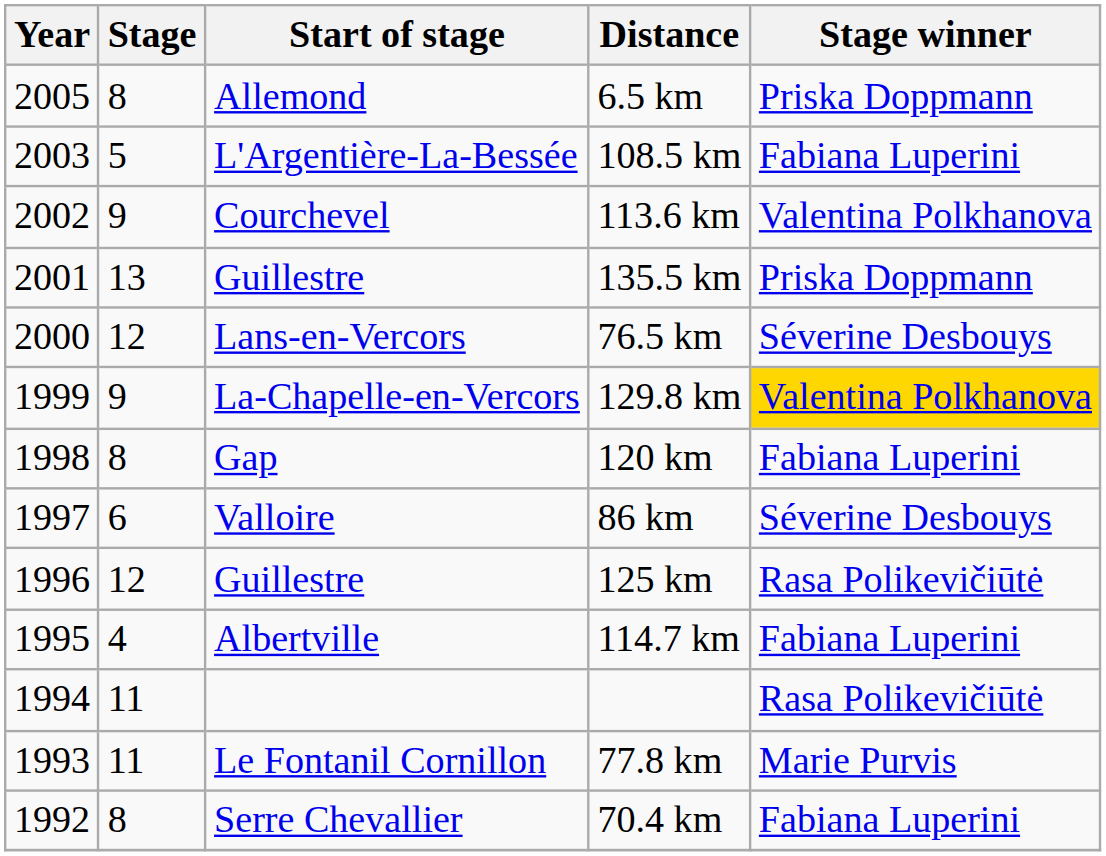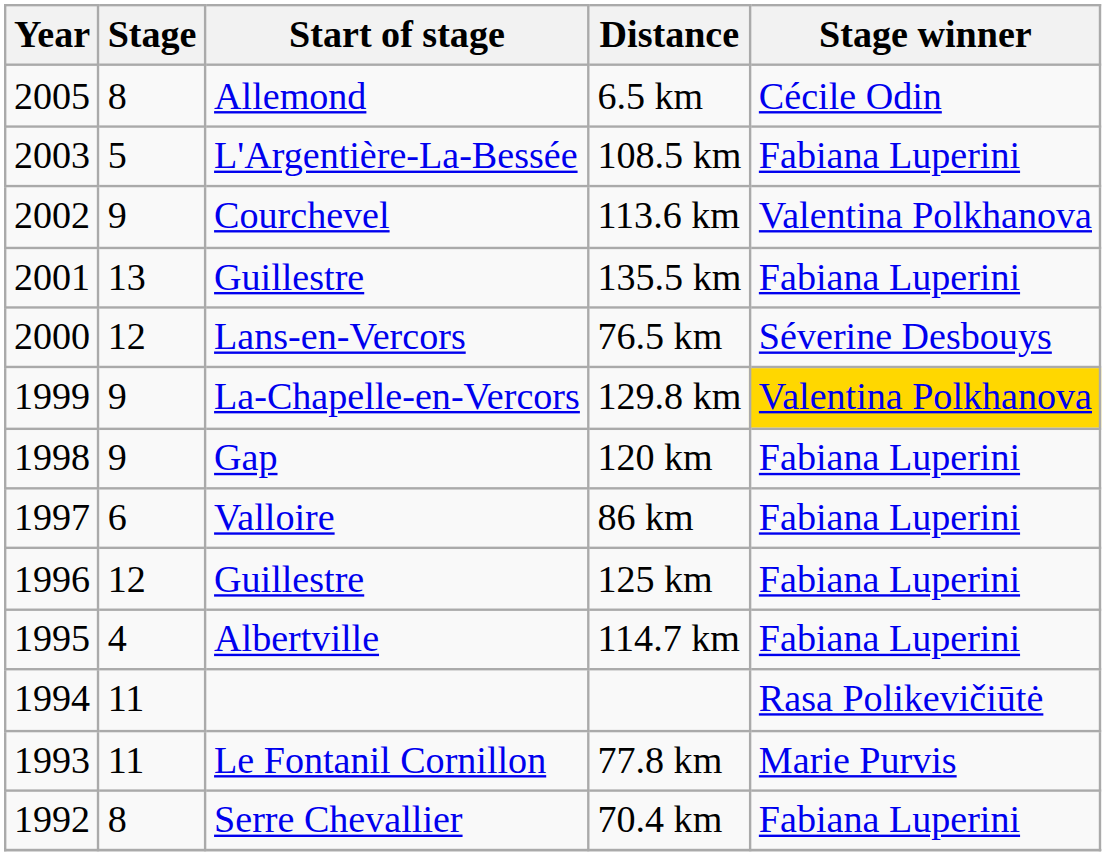(896, 95) Priska Doppmann -> (850, 95) Cécile Odin
(896, 276) Priska Doppmann -> (889, 276) Fabiana Luperini
(117, 457) 8 -> (117, 457) 9
(905, 517) Séverine Desbouys -> (889, 517) Fabiana Luperini
(901, 578) Rasa Polikevičiūtė -> (889, 578) Fabiana Luperini
